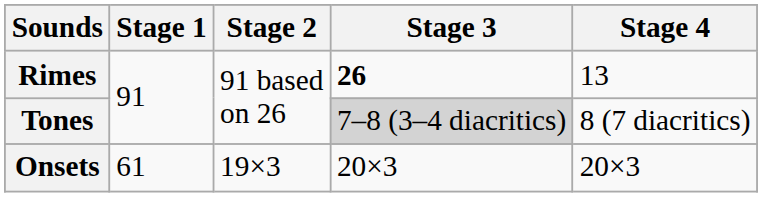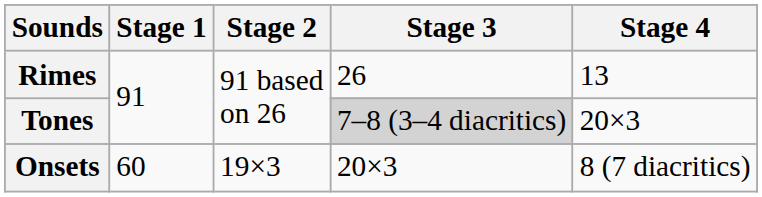(352, 74) bold -> (352, 74) normal
(665, 120) 8 (7 diacritics) -> (610, 120) 20×3
(131, 167) 61 -> (131, 167) 60
(610, 167) 20×3 -> (665, 167) 8 (7 diacritics)
